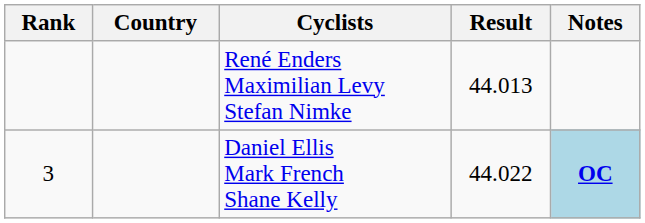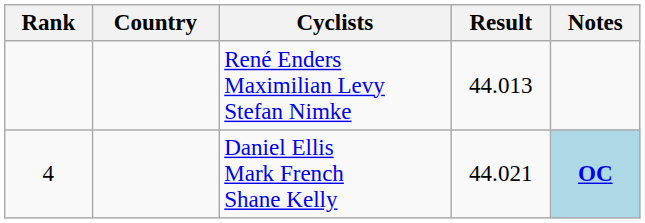(48, 173) 3 -> (48, 173) 4
(501, 173) 44.022 -> (501, 173) 44.021
